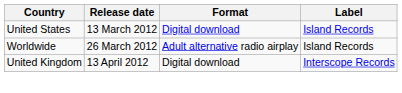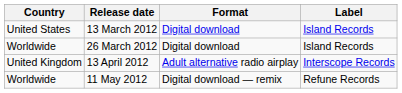(230, 46) Adult alternative radio airplay -> (201, 46) Digital download
(201, 63) Digital download -> (230, 63) Adult alternative radio airplay
+ row: (117, 79)
